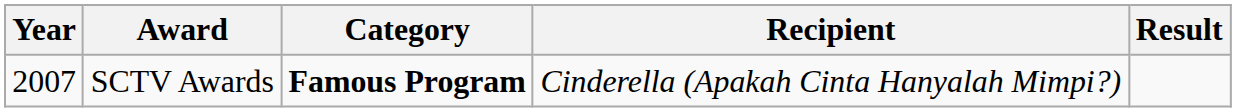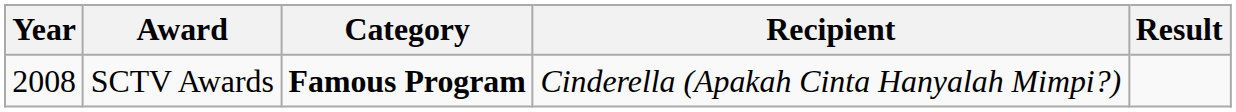(44, 80) 2007 -> (44, 80) 2008
